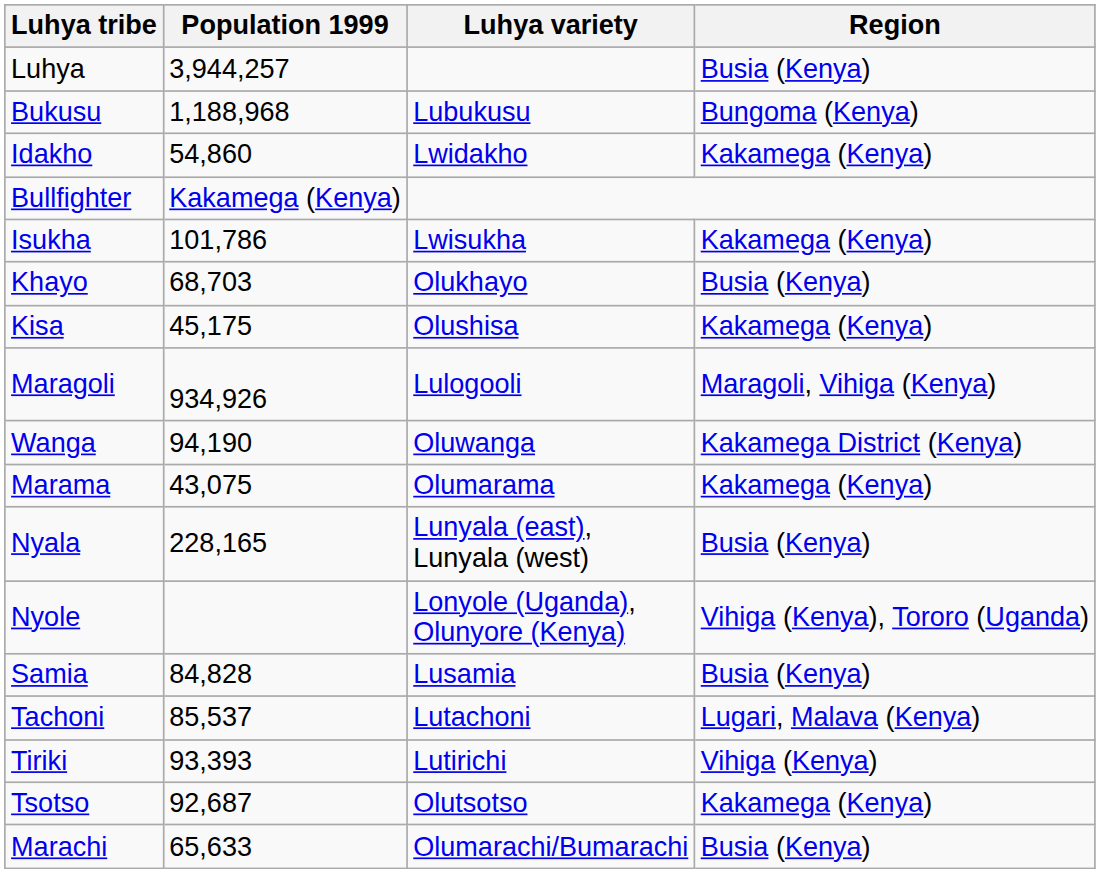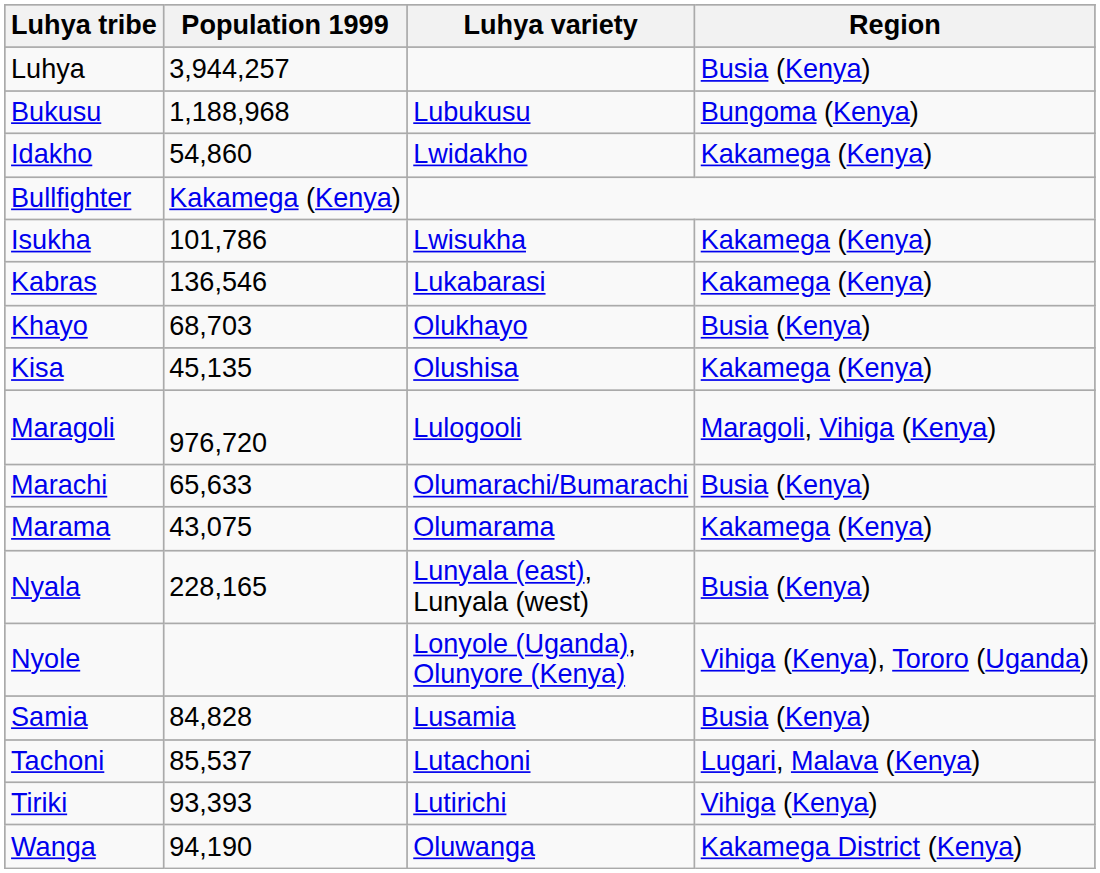+ row: (54, 283)
(211, 326) 45,175 -> (211, 369) 45,135
(218, 399) 934,926 -> (218, 442) 976,720
rows swapped: (59, 846) <-> (53, 442)
- row: (50, 803)
